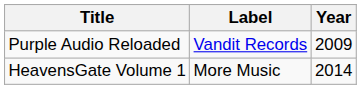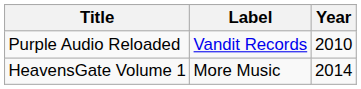(334, 44) 2009 -> (334, 44) 2010
